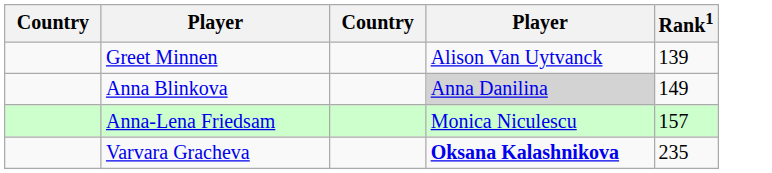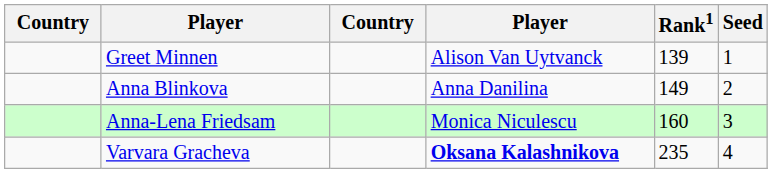+ column: (743, 23)
(489, 89) lightgrey background -> (489, 89) no background
(674, 120) 157 -> (674, 120) 160
